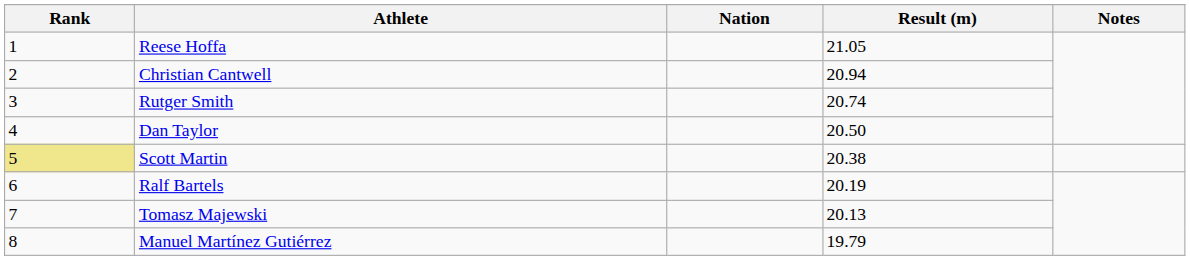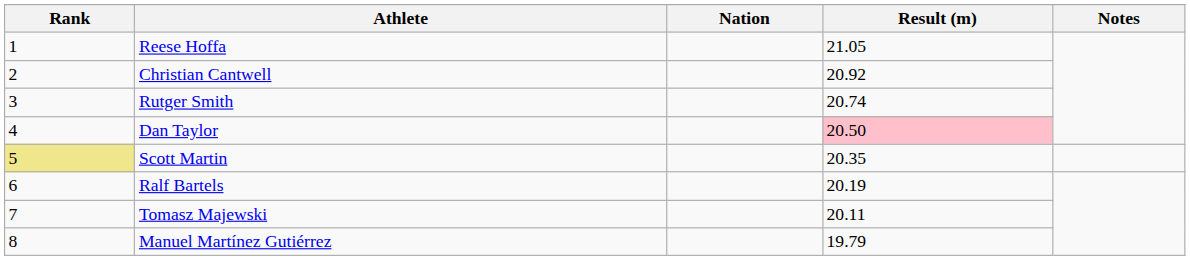(846, 74) 20.94 -> (846, 74) 20.92
(846, 130) no background -> (846, 130) pink background
(846, 158) 20.38 -> (846, 158) 20.35
(846, 213) 20.13 -> (846, 213) 20.11
